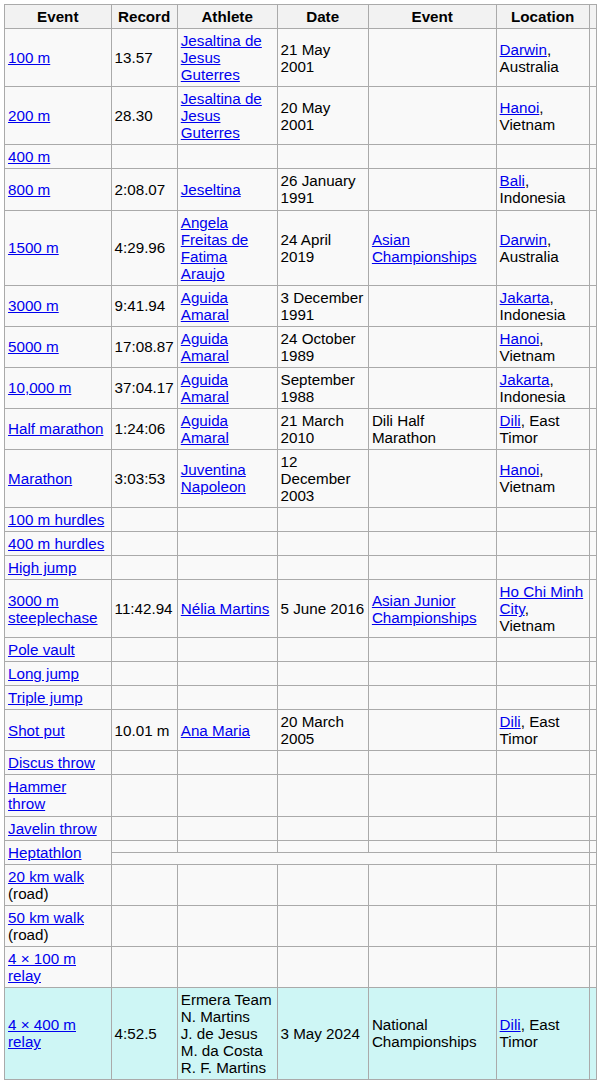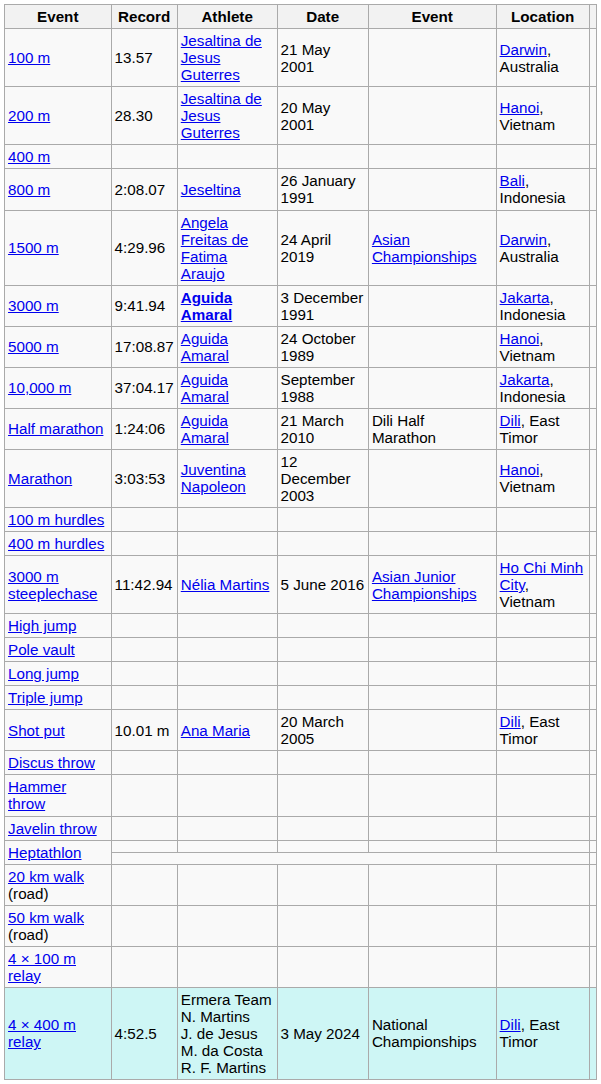(205, 306) normal -> (207, 306) bold
rows swapped: (53, 609) <-> (42, 568)
